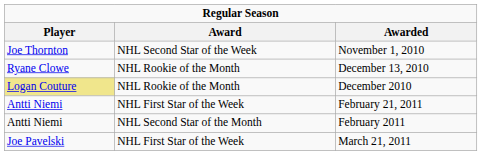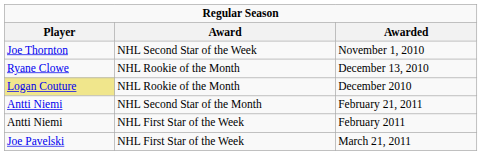(181, 104) NHL First Star of the Week -> (189, 104) NHL Second Star of the Month
(189, 123) NHL Second Star of the Month -> (181, 123) NHL First Star of the Week
